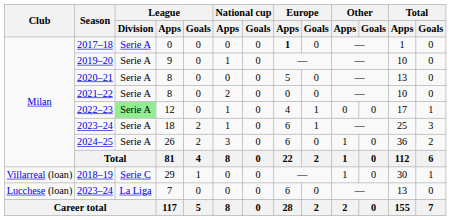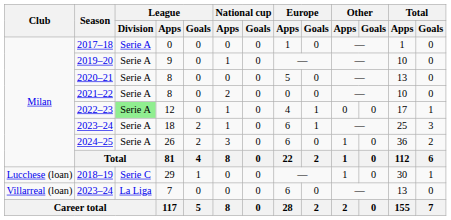(288, 45) bold -> (288, 45) normal
(40, 175) Villarreal (loan) -> (40, 175) Lucchese (loan)
(40, 191) Lucchese (loan) -> (40, 191) Villarreal (loan)
